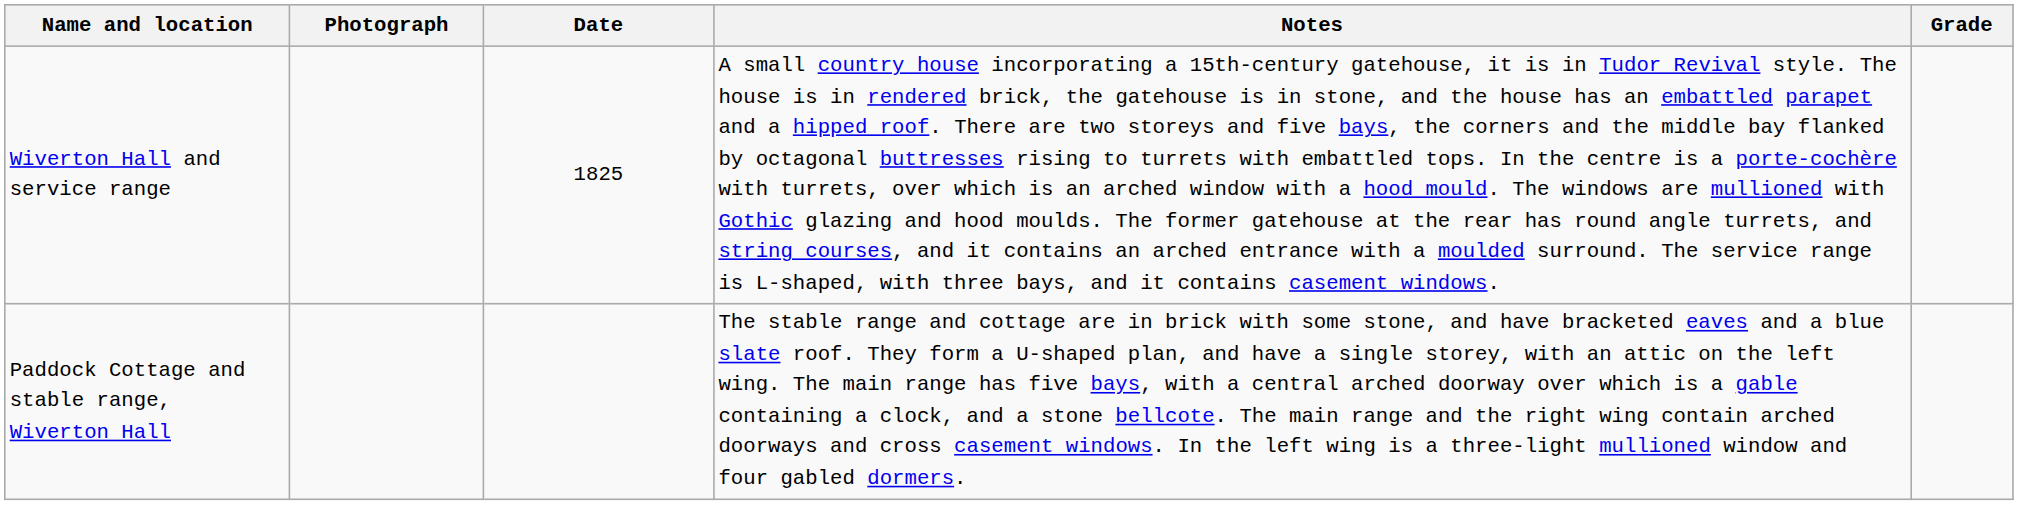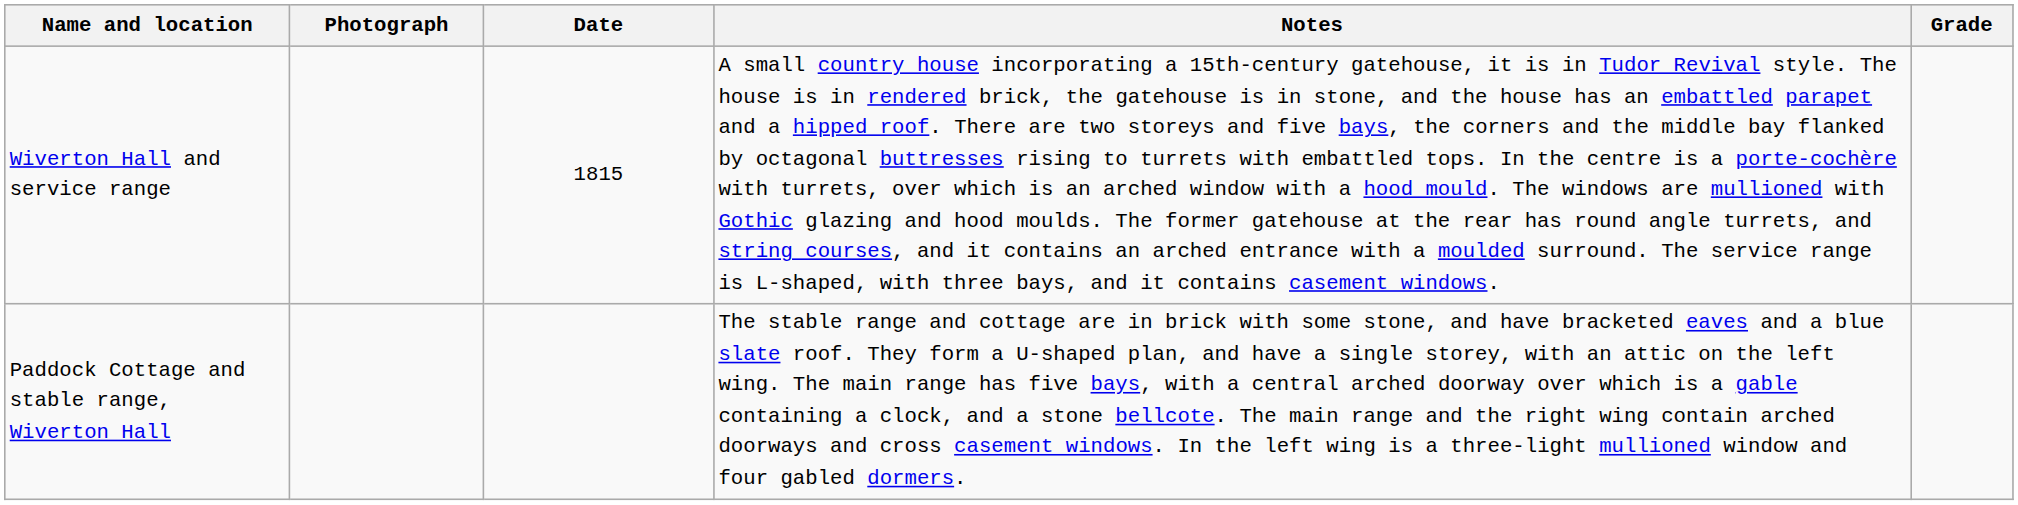(598, 174) 1825 -> (598, 174) 1815
